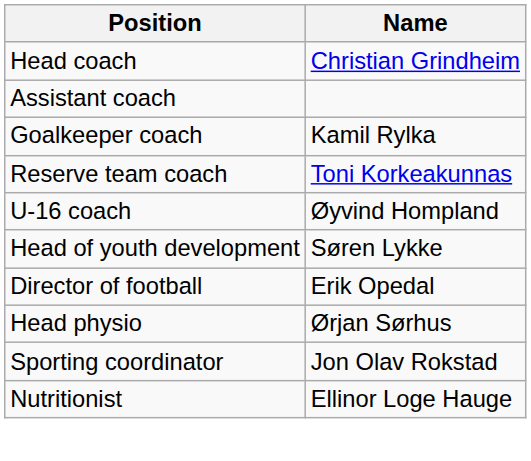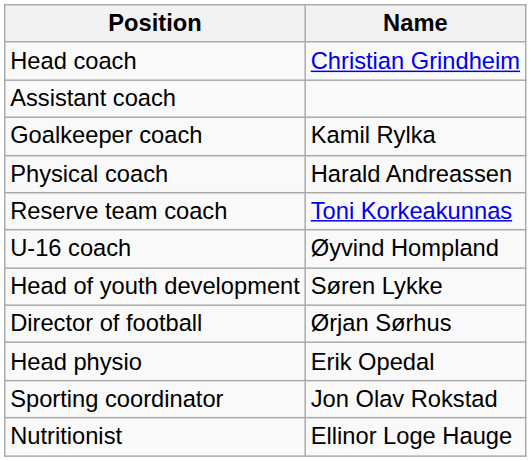+ row: (89, 173)
(373, 286) Erik Opedal -> (381, 323) Ørjan Sørhus
(381, 323) Ørjan Sørhus -> (373, 361) Erik Opedal
